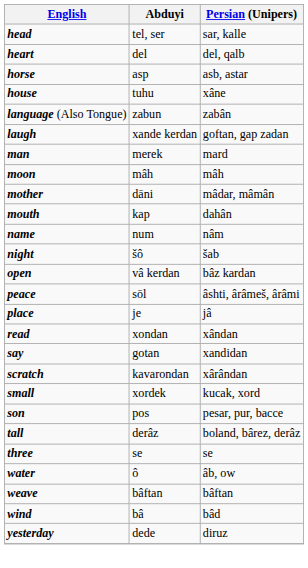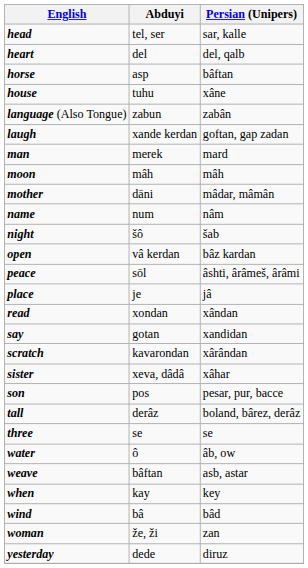(225, 73) asb, astar -> (218, 73) bâftan
- row: (23, 213)
+ row: (20, 373)
- row: (21, 393)
(218, 493) bâftan -> (225, 473) asb, astar
+ row: (21, 493)
+ row: (25, 533)
